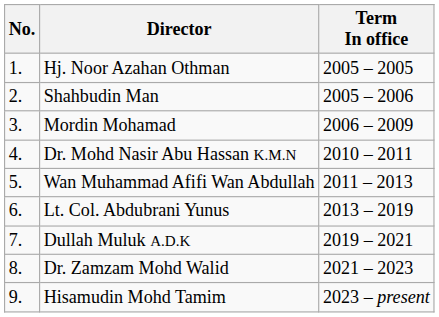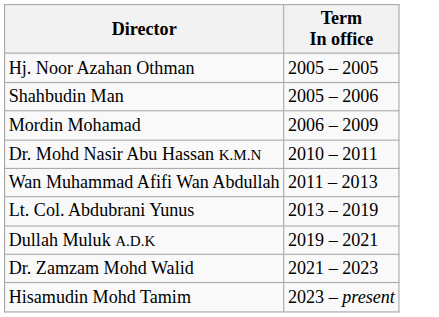- column: (22, 29)
